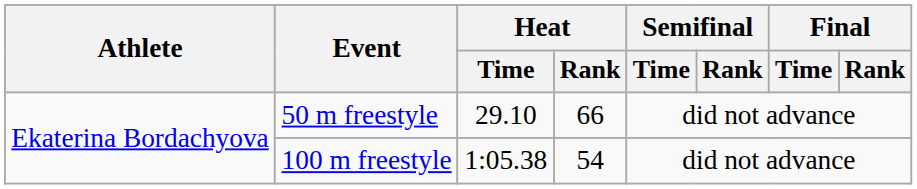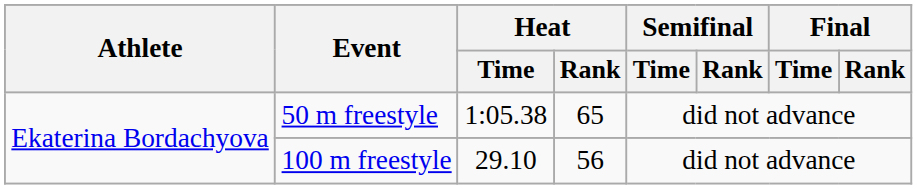(506, 115) 29.10 -> (506, 115) 1:05.38
(590, 115) 66 -> (590, 115) 65
(506, 160) 1:05.38 -> (506, 160) 29.10
(590, 160) 54 -> (590, 160) 56
